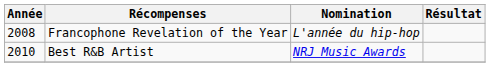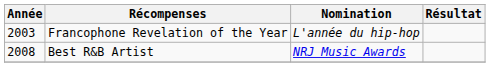(21, 33) 2008 -> (21, 33) 2003
(21, 52) 2010 -> (21, 52) 2008
